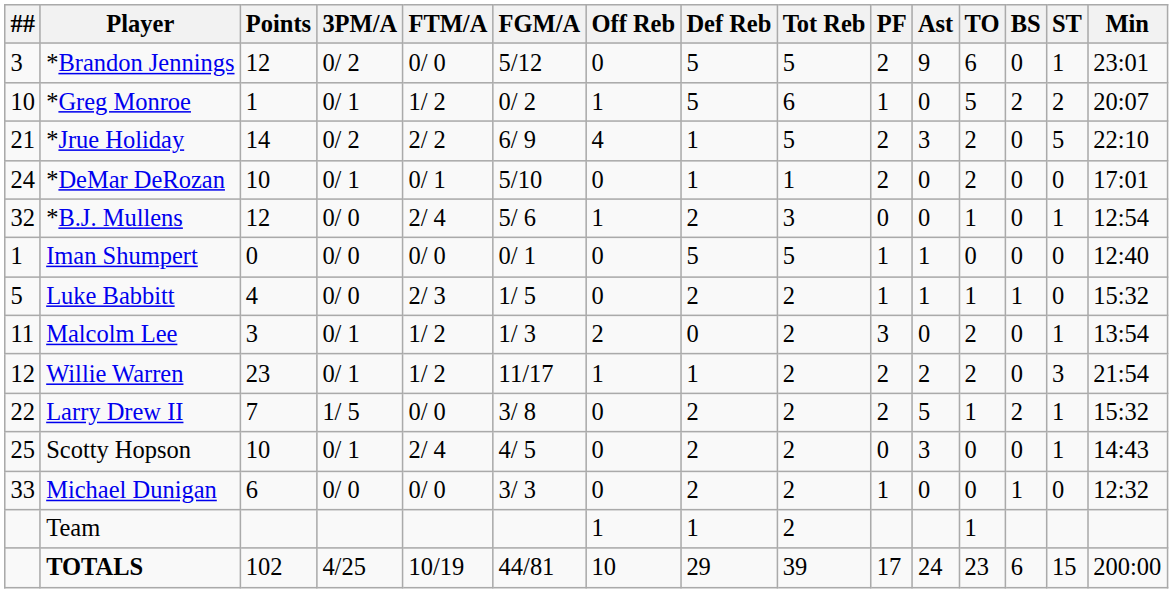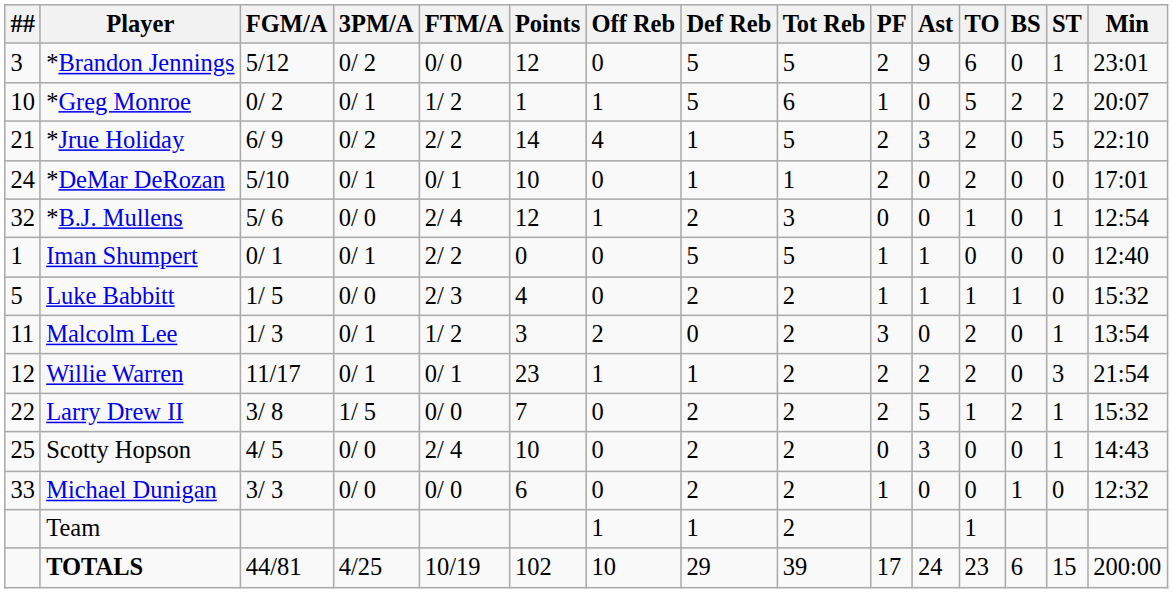columns swapped: (539, 23) <-> (278, 23)
(341, 256) 0/ 0 -> (357, 256) 0/ 1
(427, 256) 0/ 0 -> (443, 256) 2/ 2
(427, 373) 1/ 2 -> (443, 373) 0/ 1
(341, 450) 0/ 1 -> (357, 450) 0/ 0
